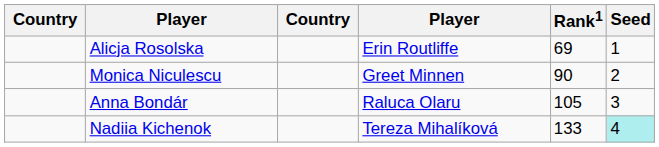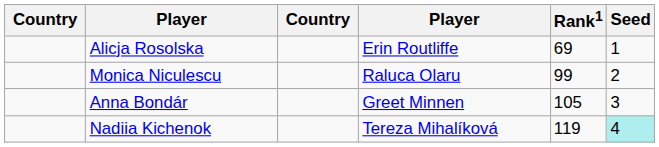(413, 75) Greet Minnen -> (411, 75) Raluca Olaru
(563, 75) 90 -> (563, 75) 99
(411, 102) Raluca Olaru -> (413, 102) Greet Minnen
(568, 128) 133 -> (567, 128) 119
